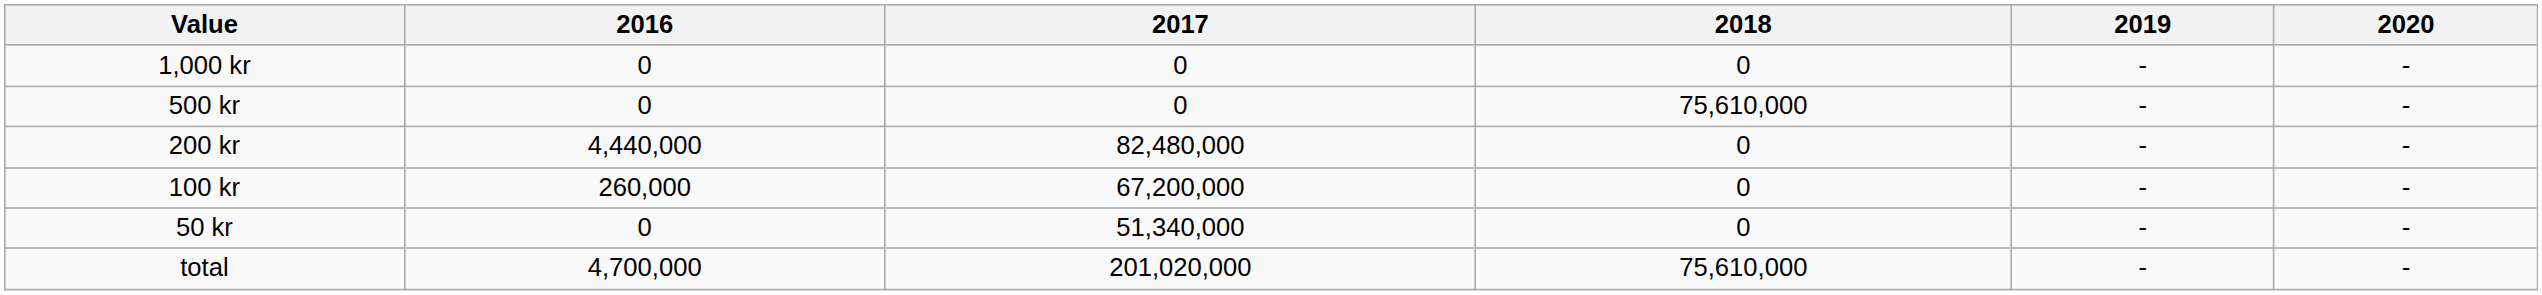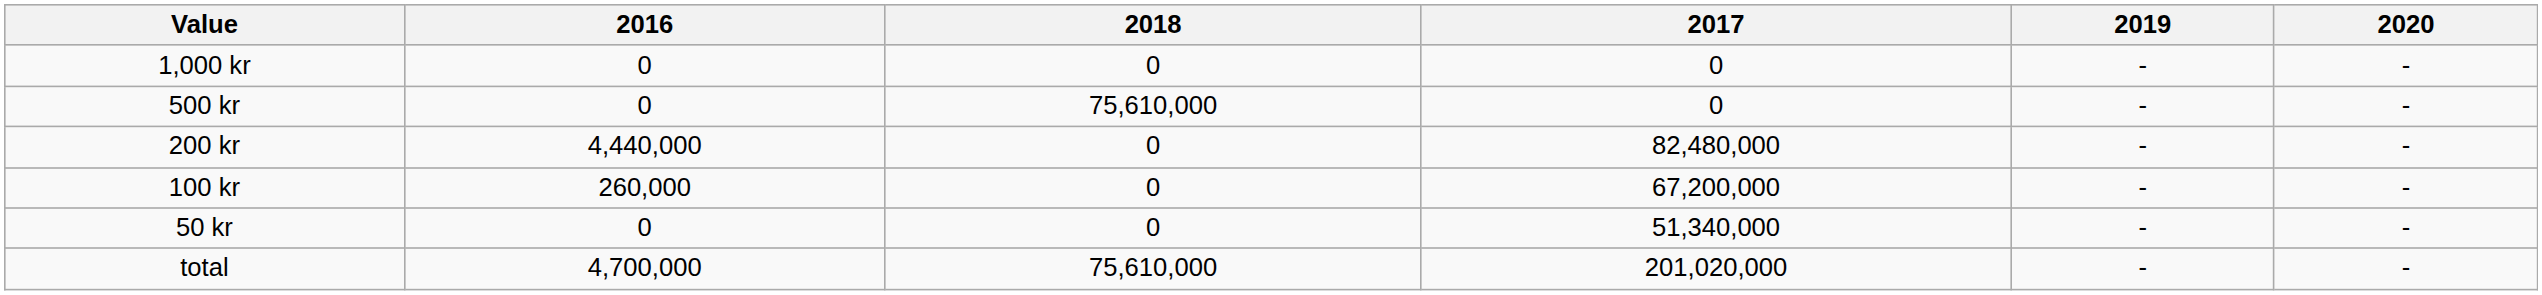columns swapped: (1180, 24) <-> (1743, 24)
